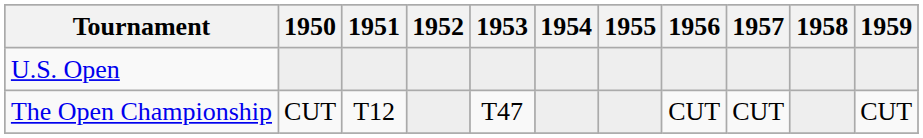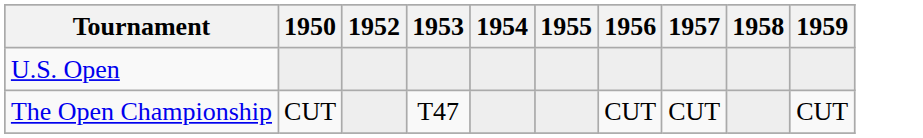- column: (374, 26)
